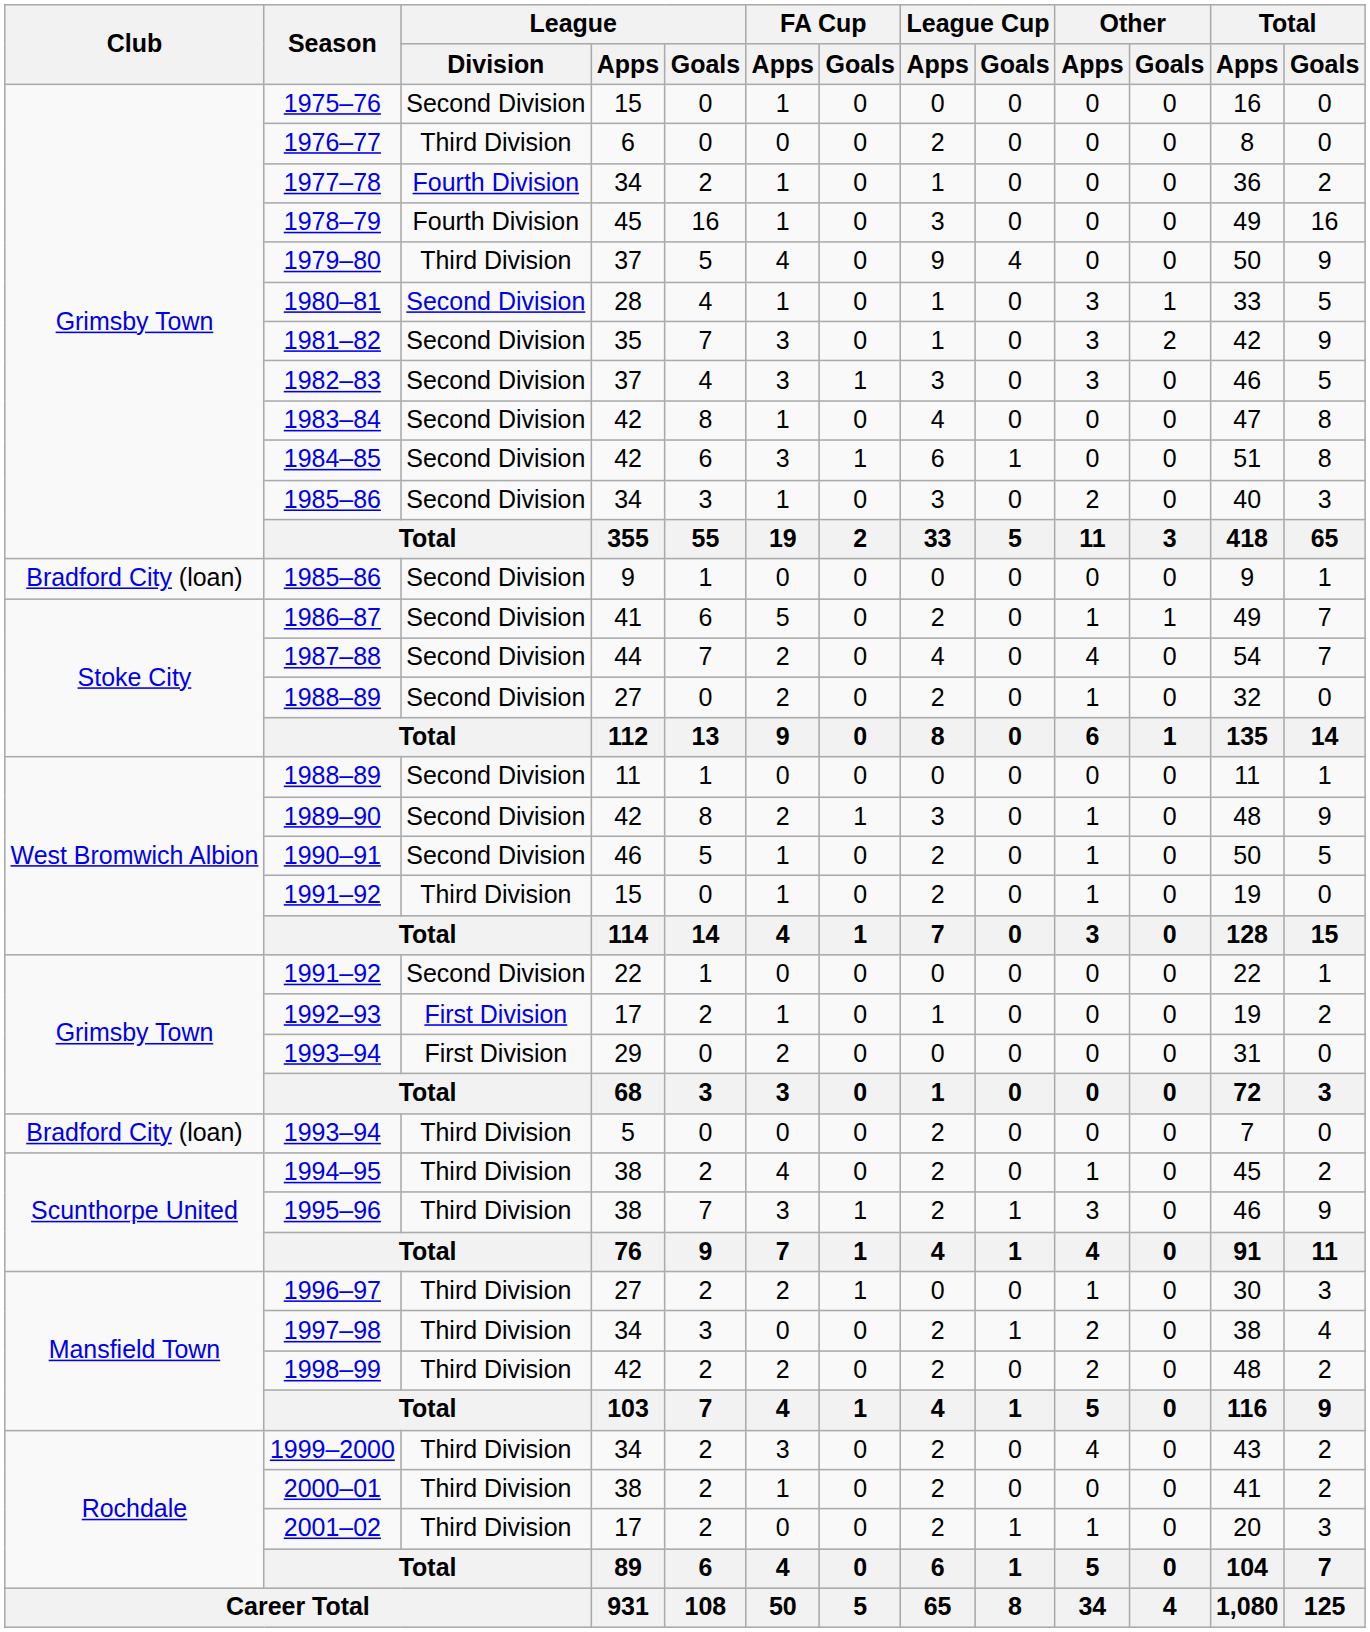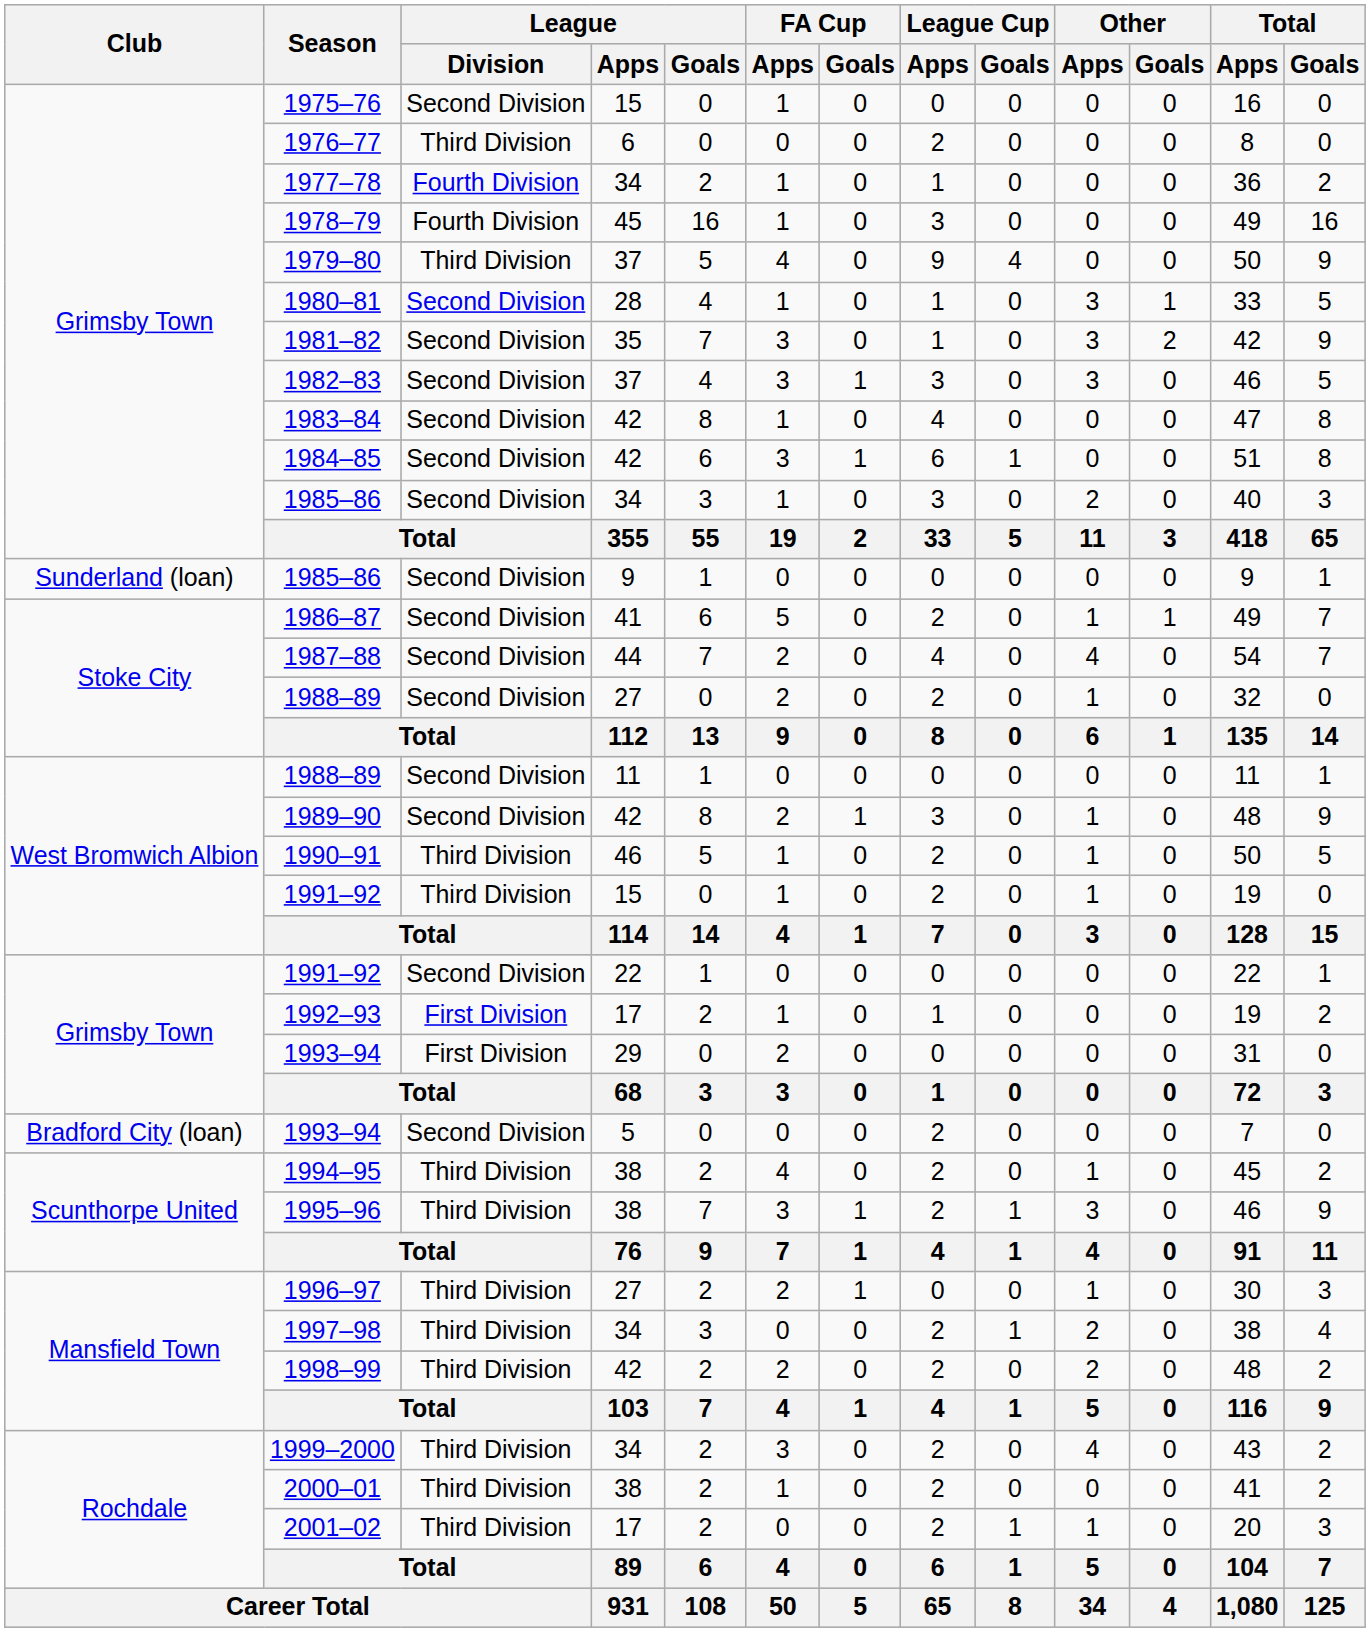(134, 578) Bradford City (loan) -> (134, 578) Sunderland (loan)
(496, 855) Second Division -> (496, 855) Third Division
(496, 1132) Third Division -> (496, 1132) Second Division
